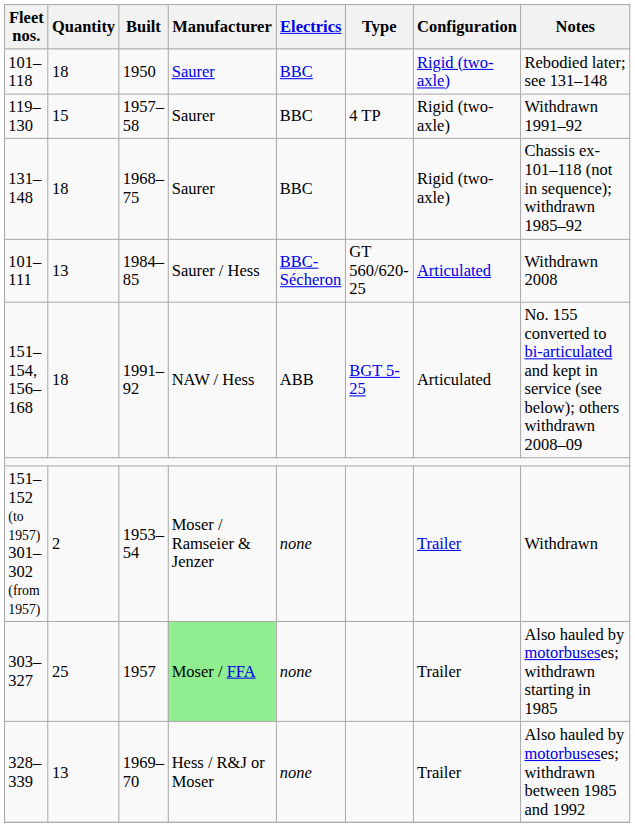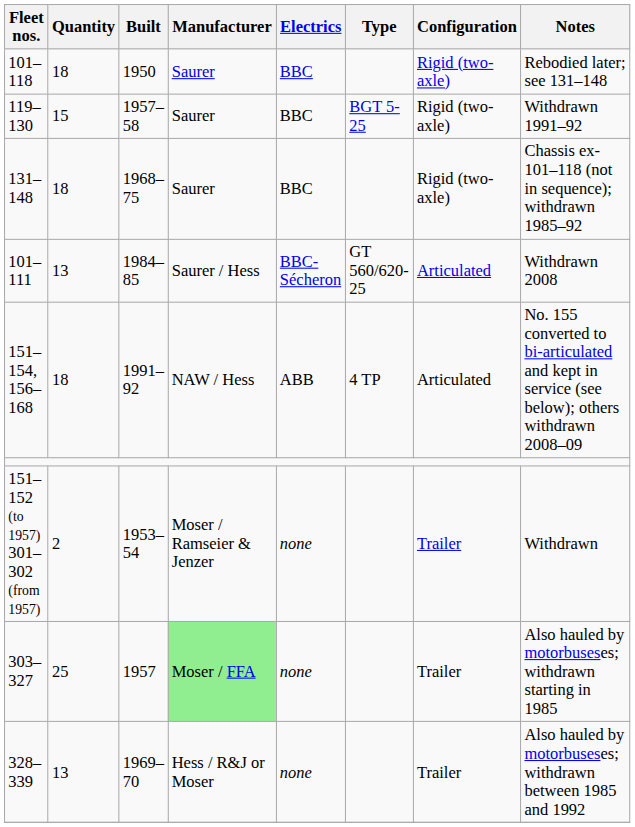(365, 116) 4 TP -> (375, 116) BGT 5-25
(375, 379) BGT 5-25 -> (365, 379) 4 TP
